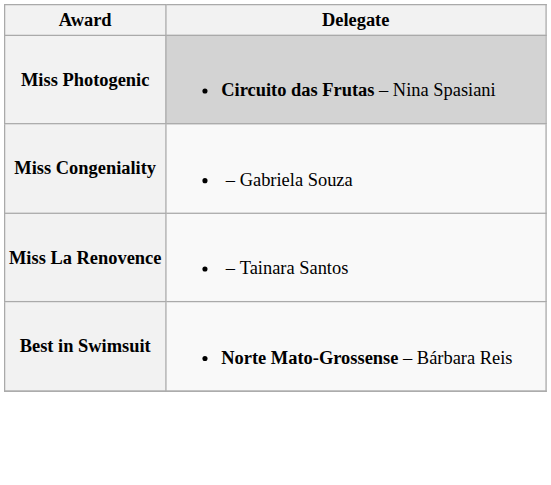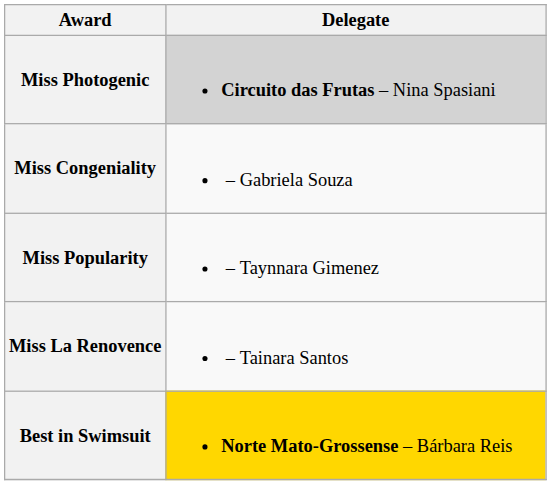+ row: (85, 257)
(356, 358) no background -> (356, 447) gold background
